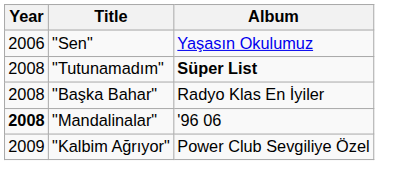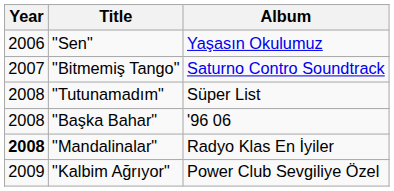+ row: (116, 69)
(217, 69) bold -> (224, 95) normal
(251, 95) Radyo Klas En İyiler -> (209, 120) '96 06
(199, 120) '96 06 -> (260, 146) Radyo Klas En İyiler
